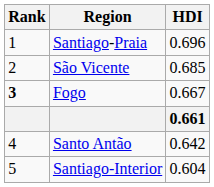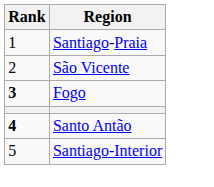- column: (188, 17)
(12, 144) normal -> (12, 126) bold
